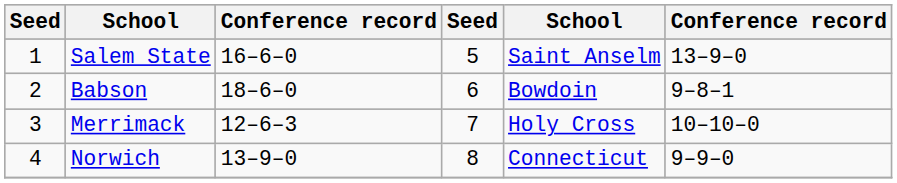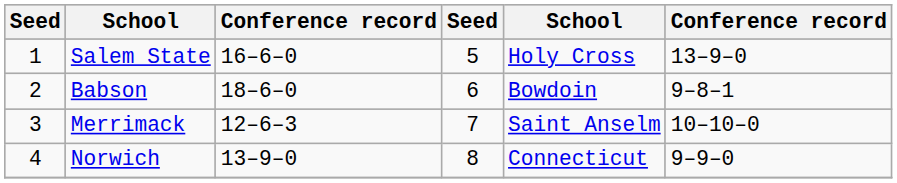(584, 57) Saint Anselm -> (572, 57) Holy Cross
(572, 126) Holy Cross -> (584, 126) Saint Anselm
